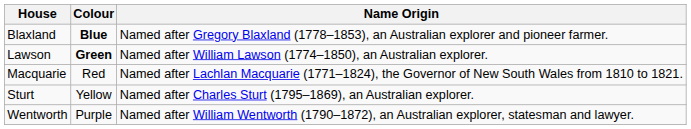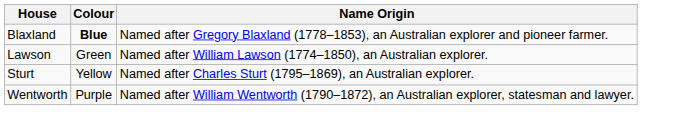(94, 54) bold -> (94, 54) normal
- row: (37, 74)
